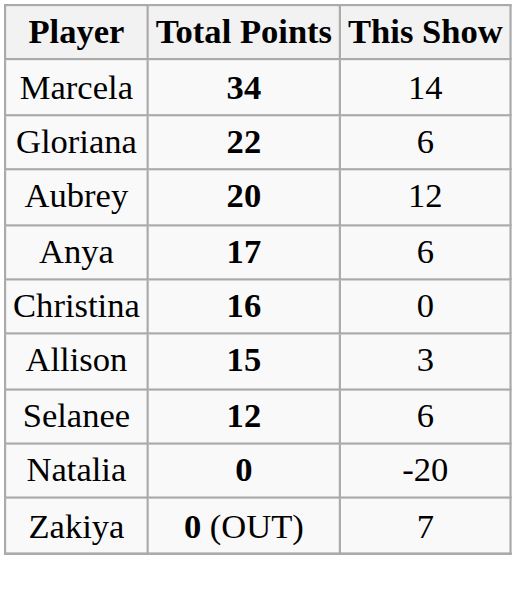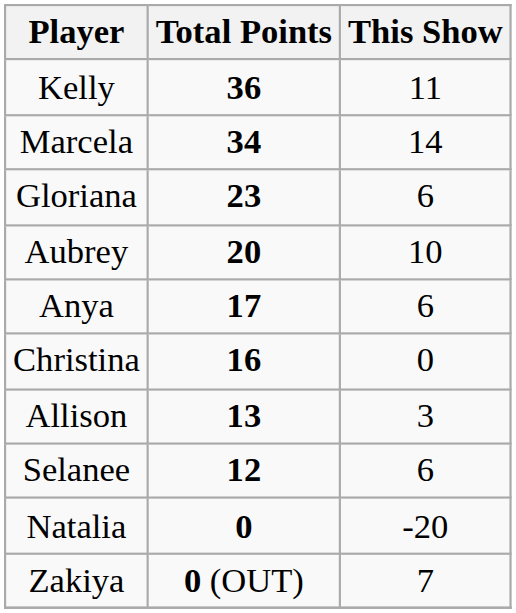+ row: (76, 86)
(244, 141) 22 -> (244, 196) 23
(425, 196) 12 -> (425, 251) 10
(244, 360) 15 -> (244, 415) 13
